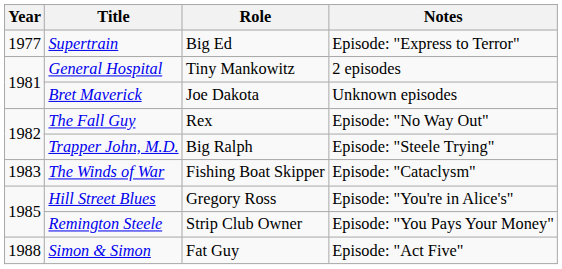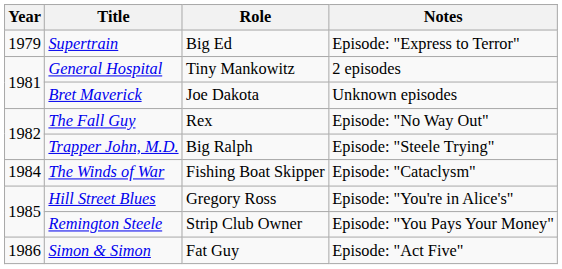(25, 43) 1977 -> (25, 43) 1979
(25, 172) 1983 -> (25, 172) 1984
(25, 250) 1988 -> (25, 250) 1986
